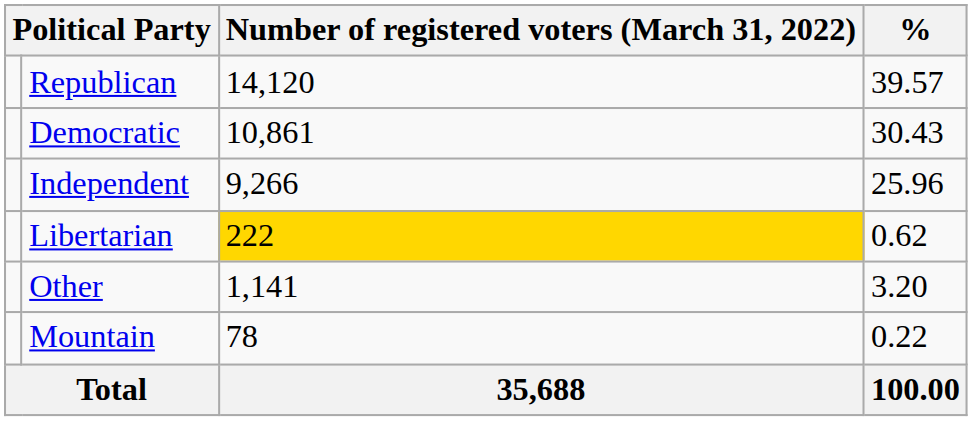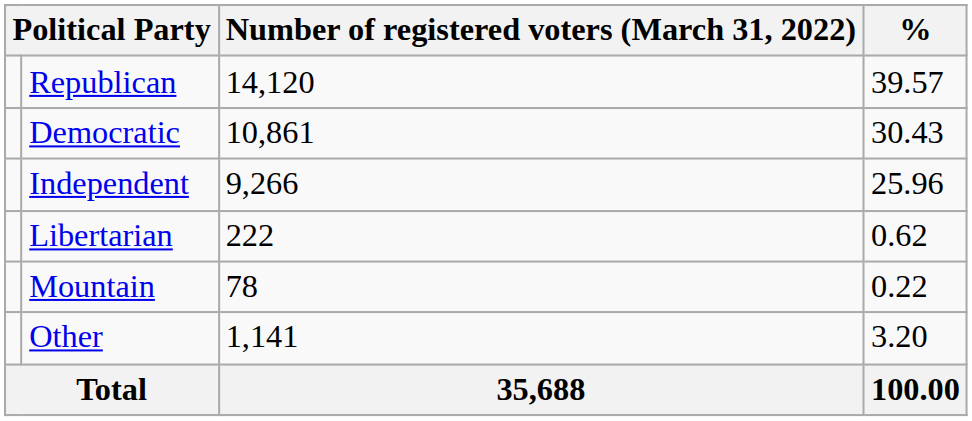(250, 235) gold background -> (250, 235) no background
rows swapped: (92, 337) <-> (66, 286)
